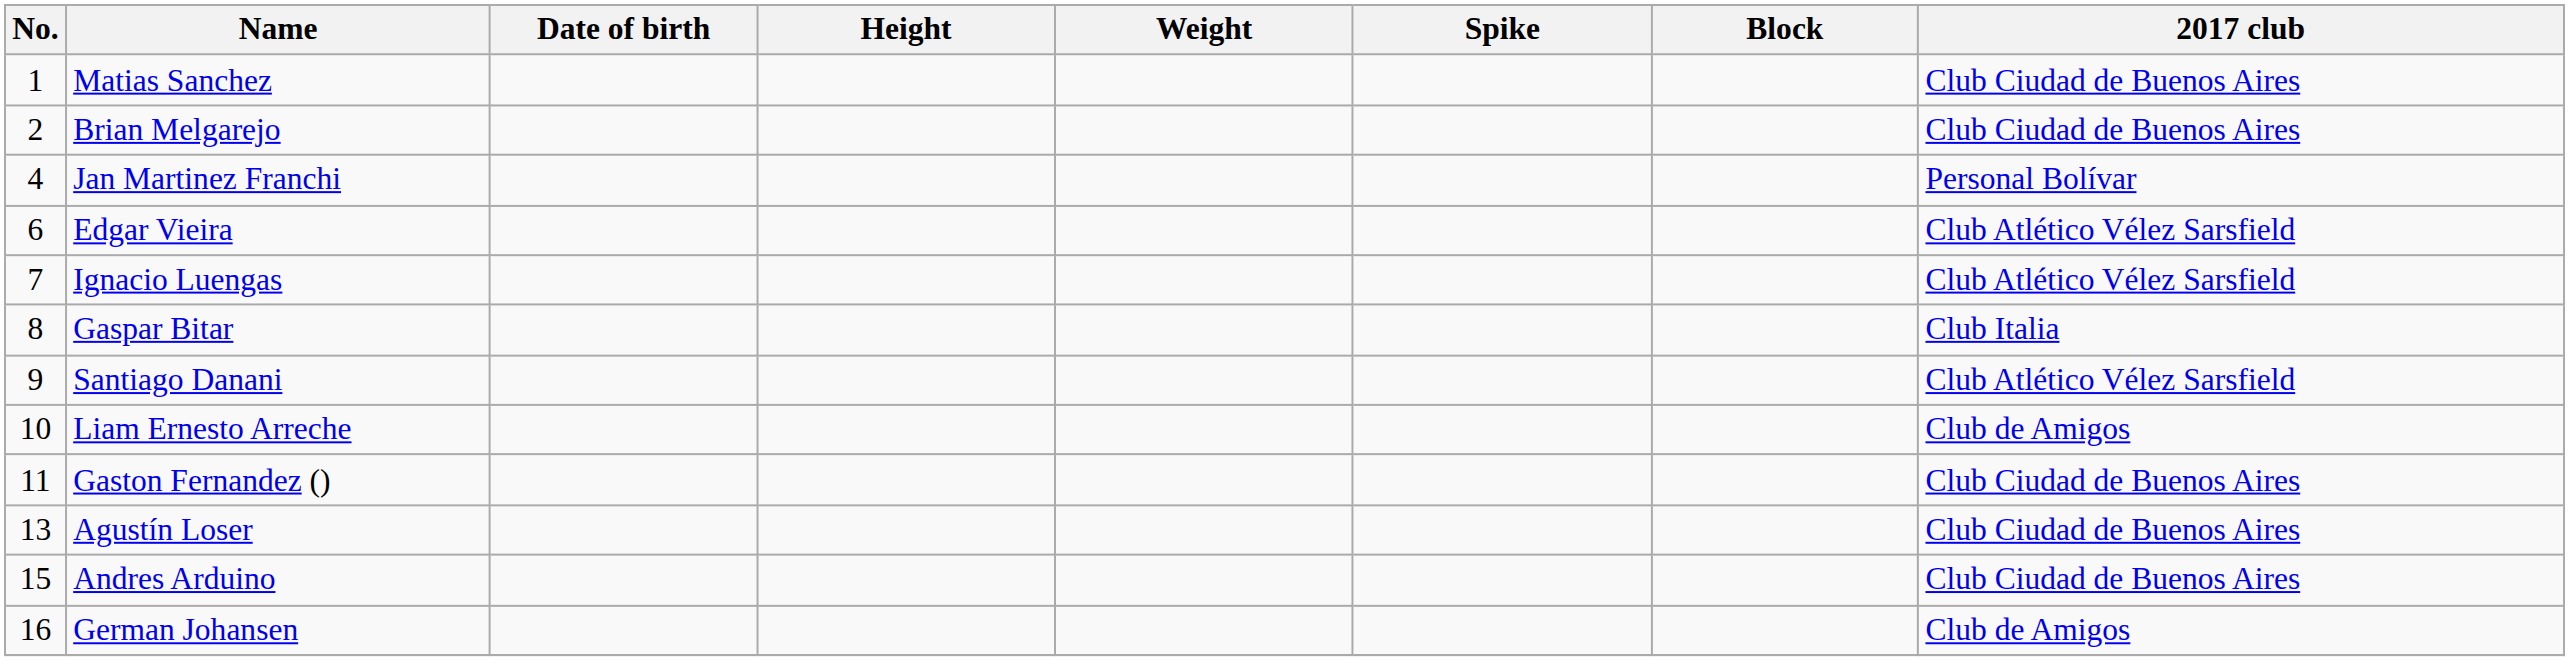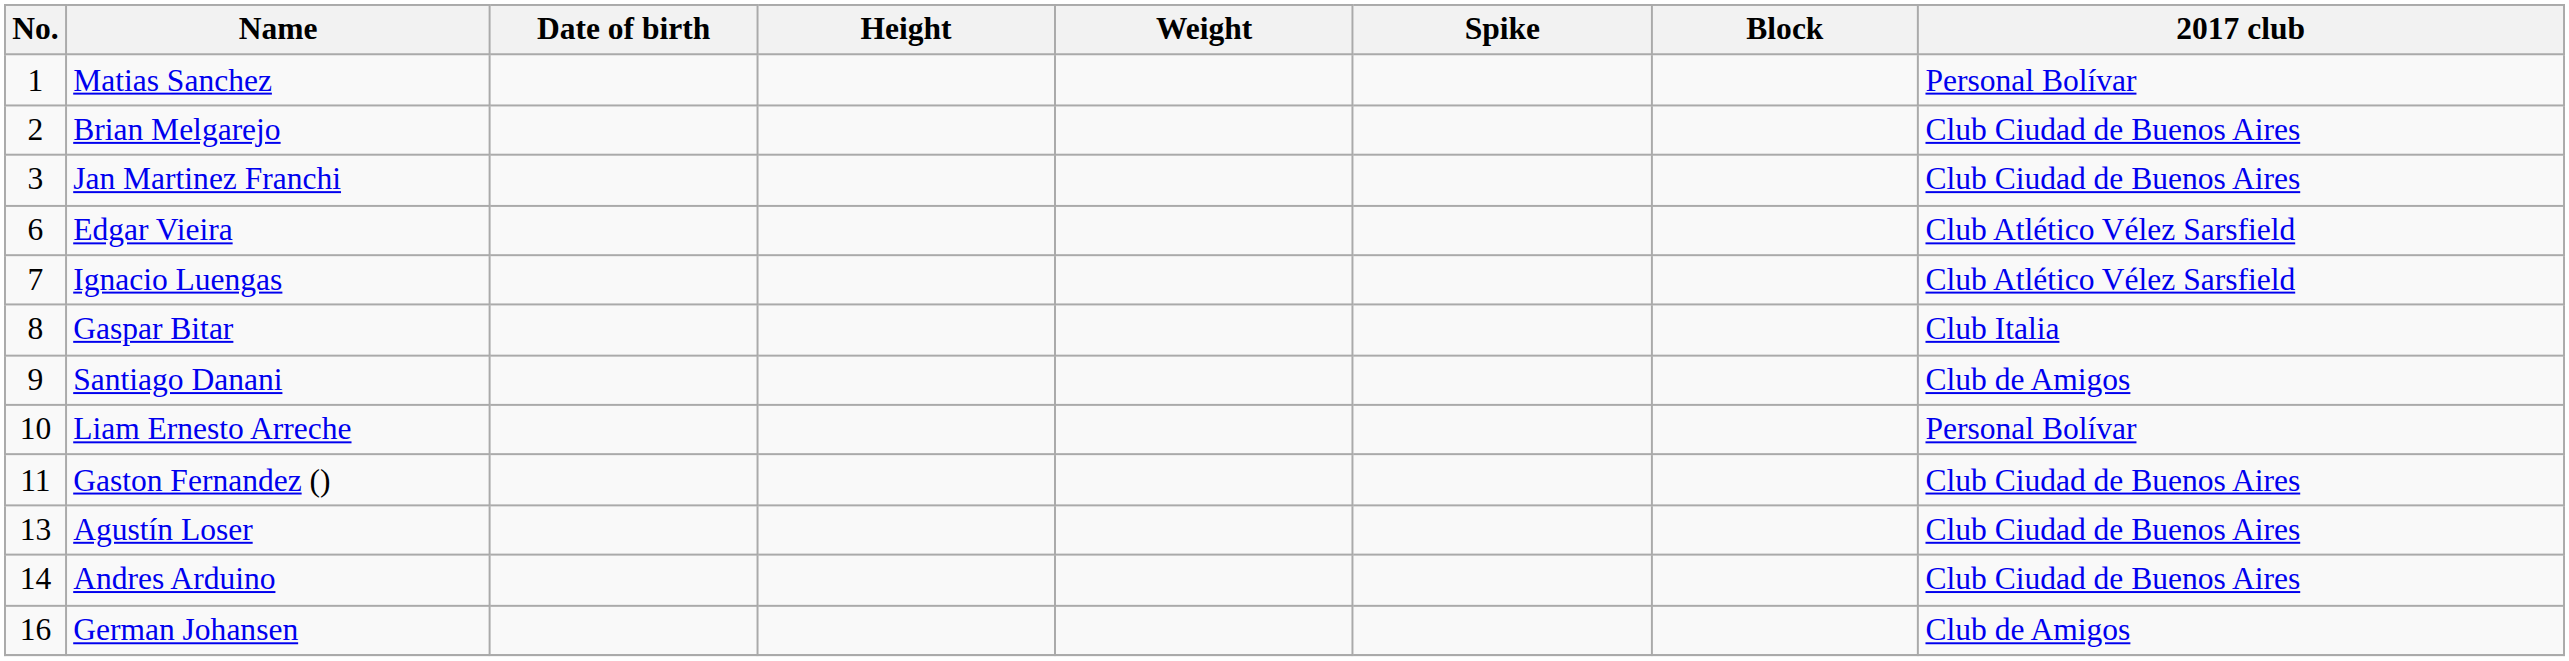(2113, 79) Club Ciudad de Buenos Aires -> (2031, 79) Personal Bolívar
(35, 179) 4 -> (35, 179) 3
(2031, 179) Personal Bolívar -> (2113, 179) Club Ciudad de Buenos Aires
(2110, 379) Club Atlético Vélez Sarsfield -> (2028, 379) Club de Amigos
(2028, 429) Club de Amigos -> (2031, 429) Personal Bolívar
(35, 579) 15 -> (35, 579) 14
